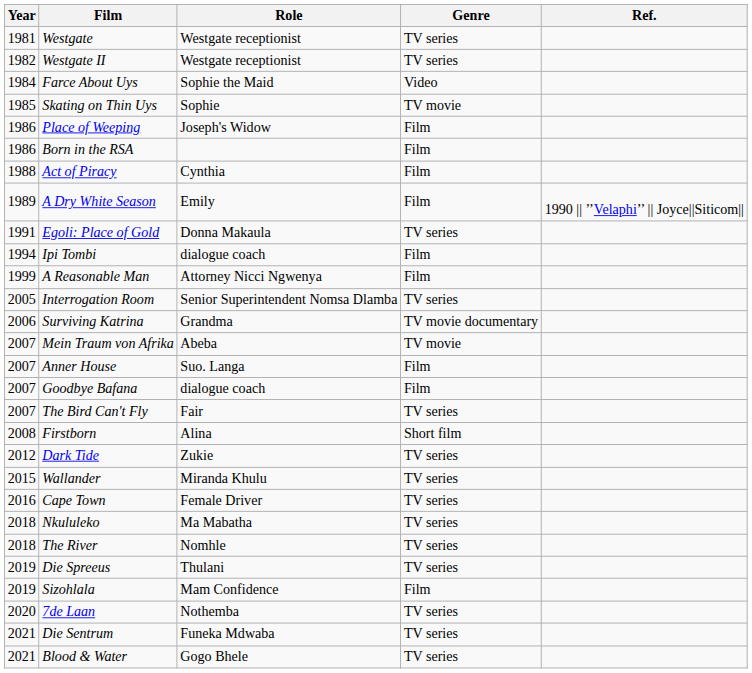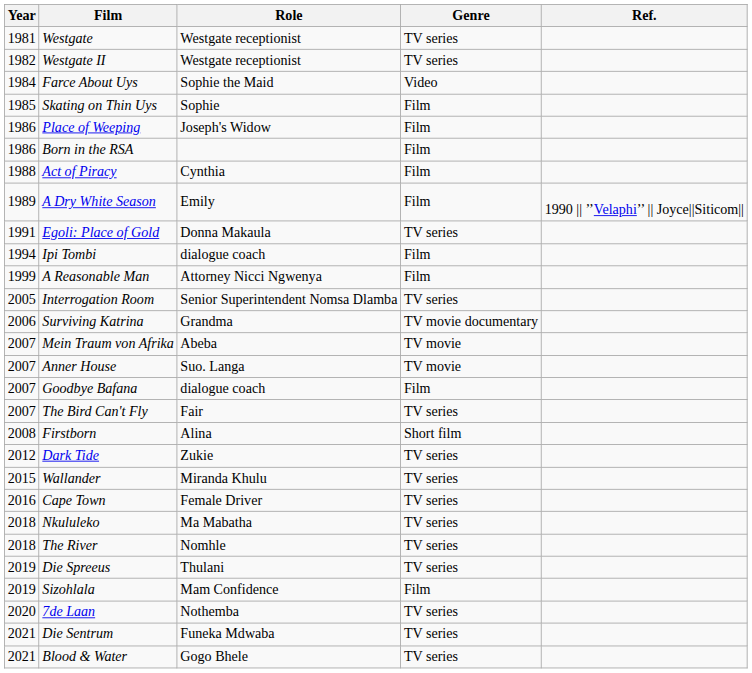(433, 104) TV movie -> (417, 104) Film
(417, 366) Film -> (433, 366) TV movie
